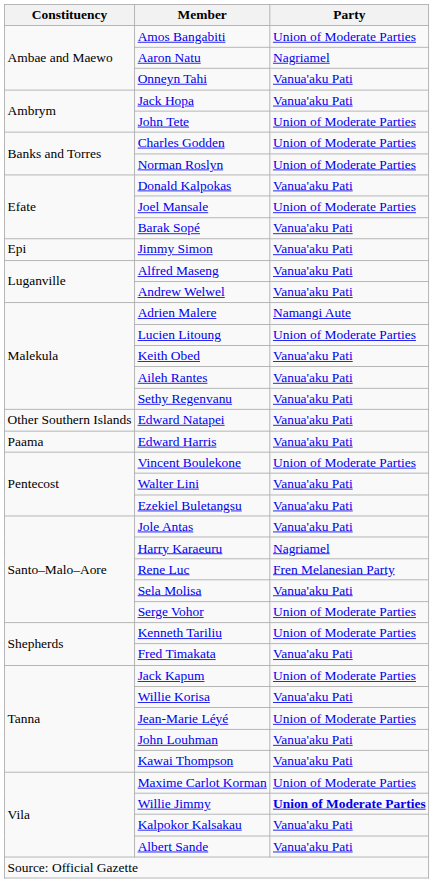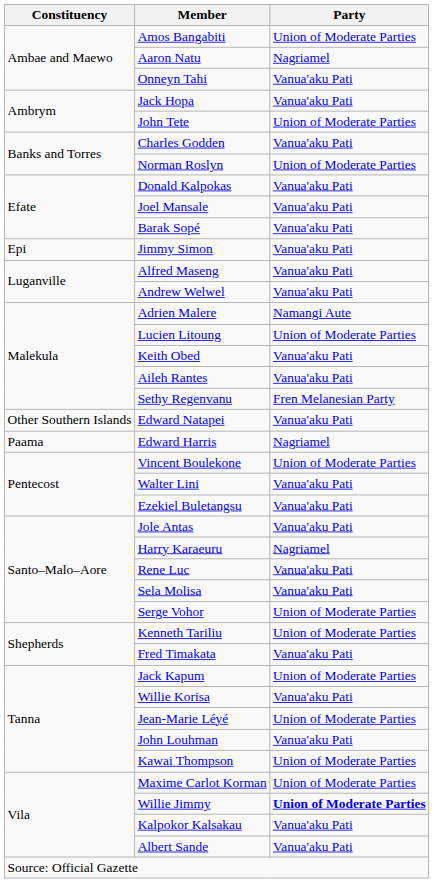(344, 143) Union of Moderate Parties -> (313, 143) Vanua'aku Pati
(344, 206) Union of Moderate Parties -> (313, 206) Vanua'aku Pati
(313, 398) Vanua'aku Pati -> (334, 398) Fren Melanesian Party
(313, 441) Vanua'aku Pati -> (301, 441) Nagriamel
(334, 569) Fren Melanesian Party -> (313, 569) Vanua'aku Pati
(313, 761) Vanua'aku Pati -> (344, 761) Union of Moderate Parties
